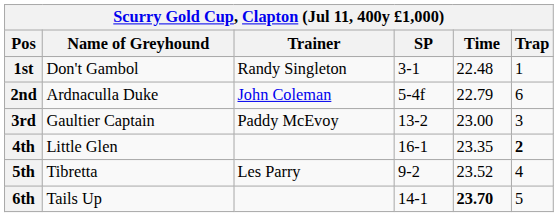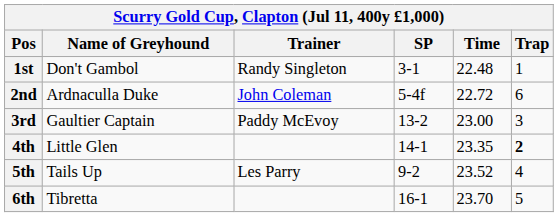(475, 95) 22.79 -> (475, 95) 22.72
(413, 146) 16-1 -> (413, 146) 14-1
(72, 172) Tibretta -> (74, 172) Tails Up
(74, 198) Tails Up -> (72, 198) Tibretta
(413, 198) 14-1 -> (413, 198) 16-1
(475, 198) bold -> (475, 198) normal
